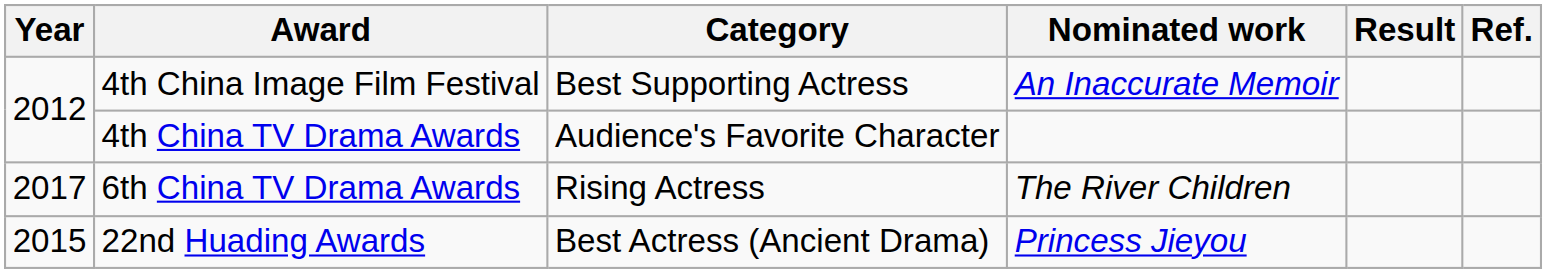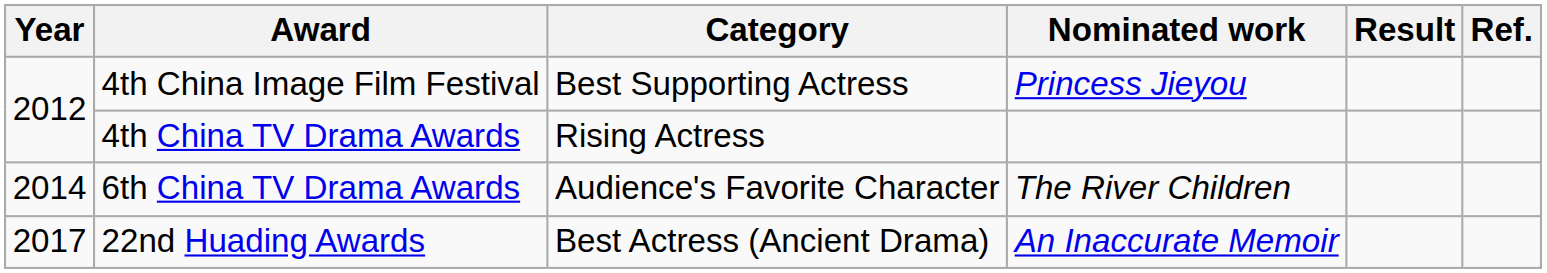(1177, 83) An Inaccurate Memoir -> (1131, 83) Princess Jieyou
(777, 135) Audience's Favorite Character -> (660, 135) Rising Actress
(50, 188) 2017 -> (50, 188) 2014
(660, 188) Rising Actress -> (777, 188) Audience's Favorite Character
(50, 240) 2015 -> (50, 240) 2017
(1131, 240) Princess Jieyou -> (1177, 240) An Inaccurate Memoir
